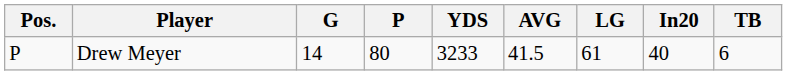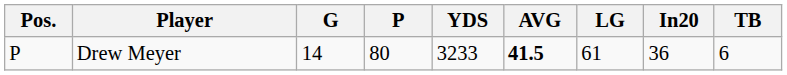(526, 53) normal -> (526, 53) bold
(659, 53) 40 -> (659, 53) 36
